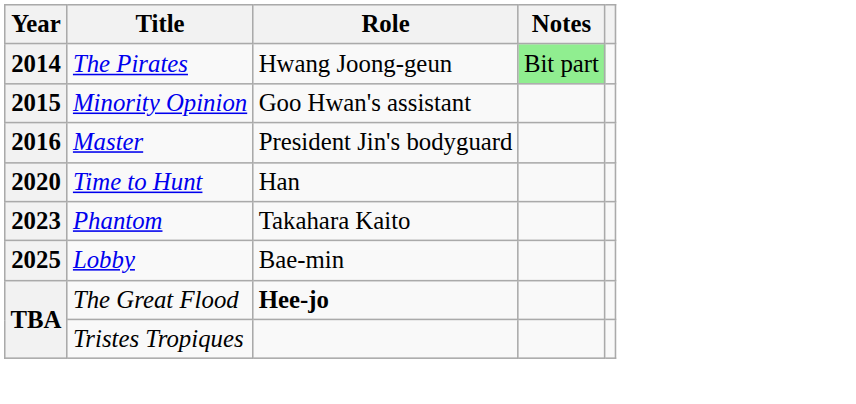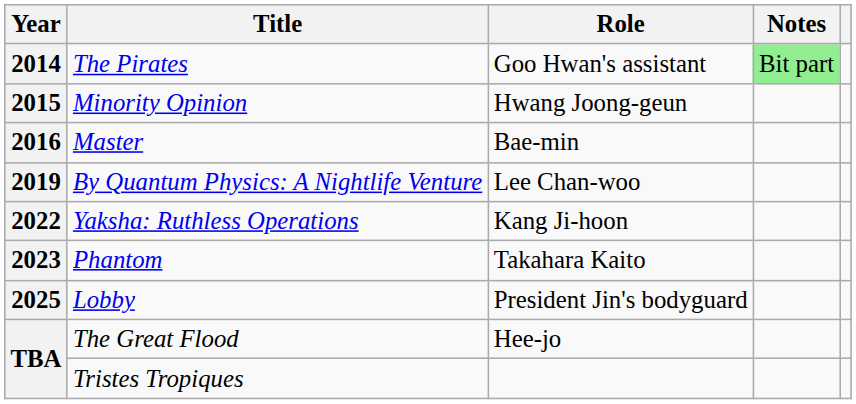(355, 63) Hwang Joong-geun -> (600, 63) Goo Hwan's assistant
(365, 102) Goo Hwan's assistant -> (591, 102) Hwang Joong-geun
(386, 142) President Jin's bodyguard -> (536, 142) Bae-min
+ row: (36, 181)
- row: (36, 181)
+ row: (36, 220)
(301, 260) Bae-min -> (621, 299) President Jin's bodyguard
(294, 299) bold -> (527, 338) normal
